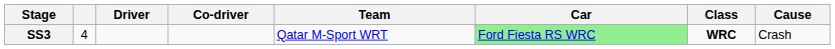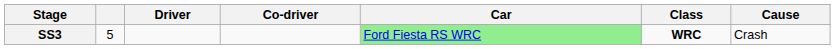- column: (374, 15)
(84, 35) 4 -> (110, 35) 5
